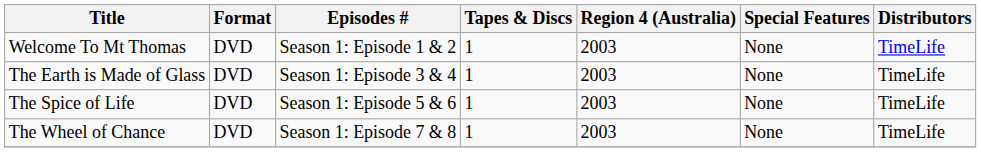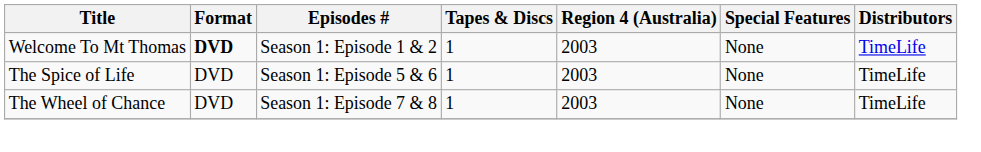(233, 47) normal -> (214, 47) bold
- row: (107, 75)
